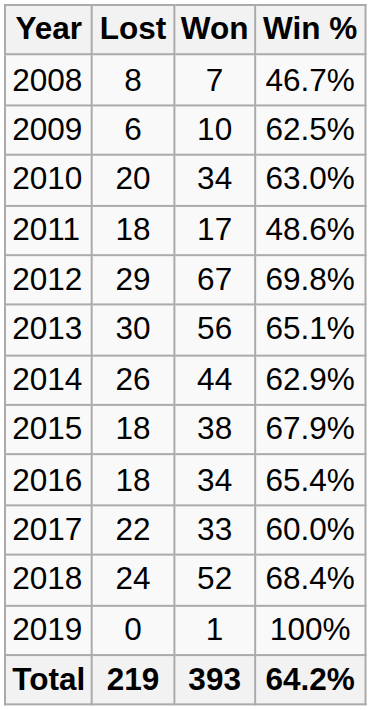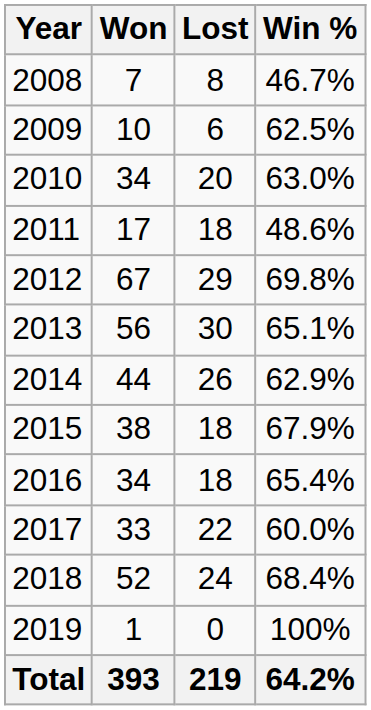columns swapped: (215, 29) <-> (133, 29)
